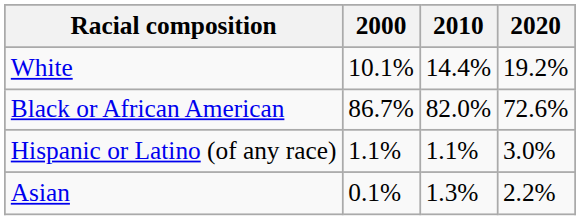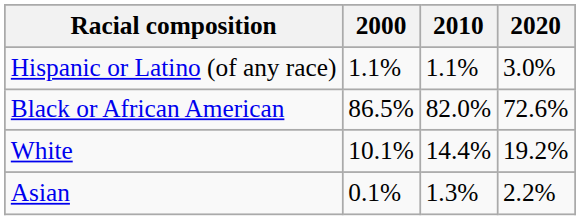rows swapped: (42, 67) <-> (174, 151)
(381, 109) 86.7% -> (381, 109) 86.5%
